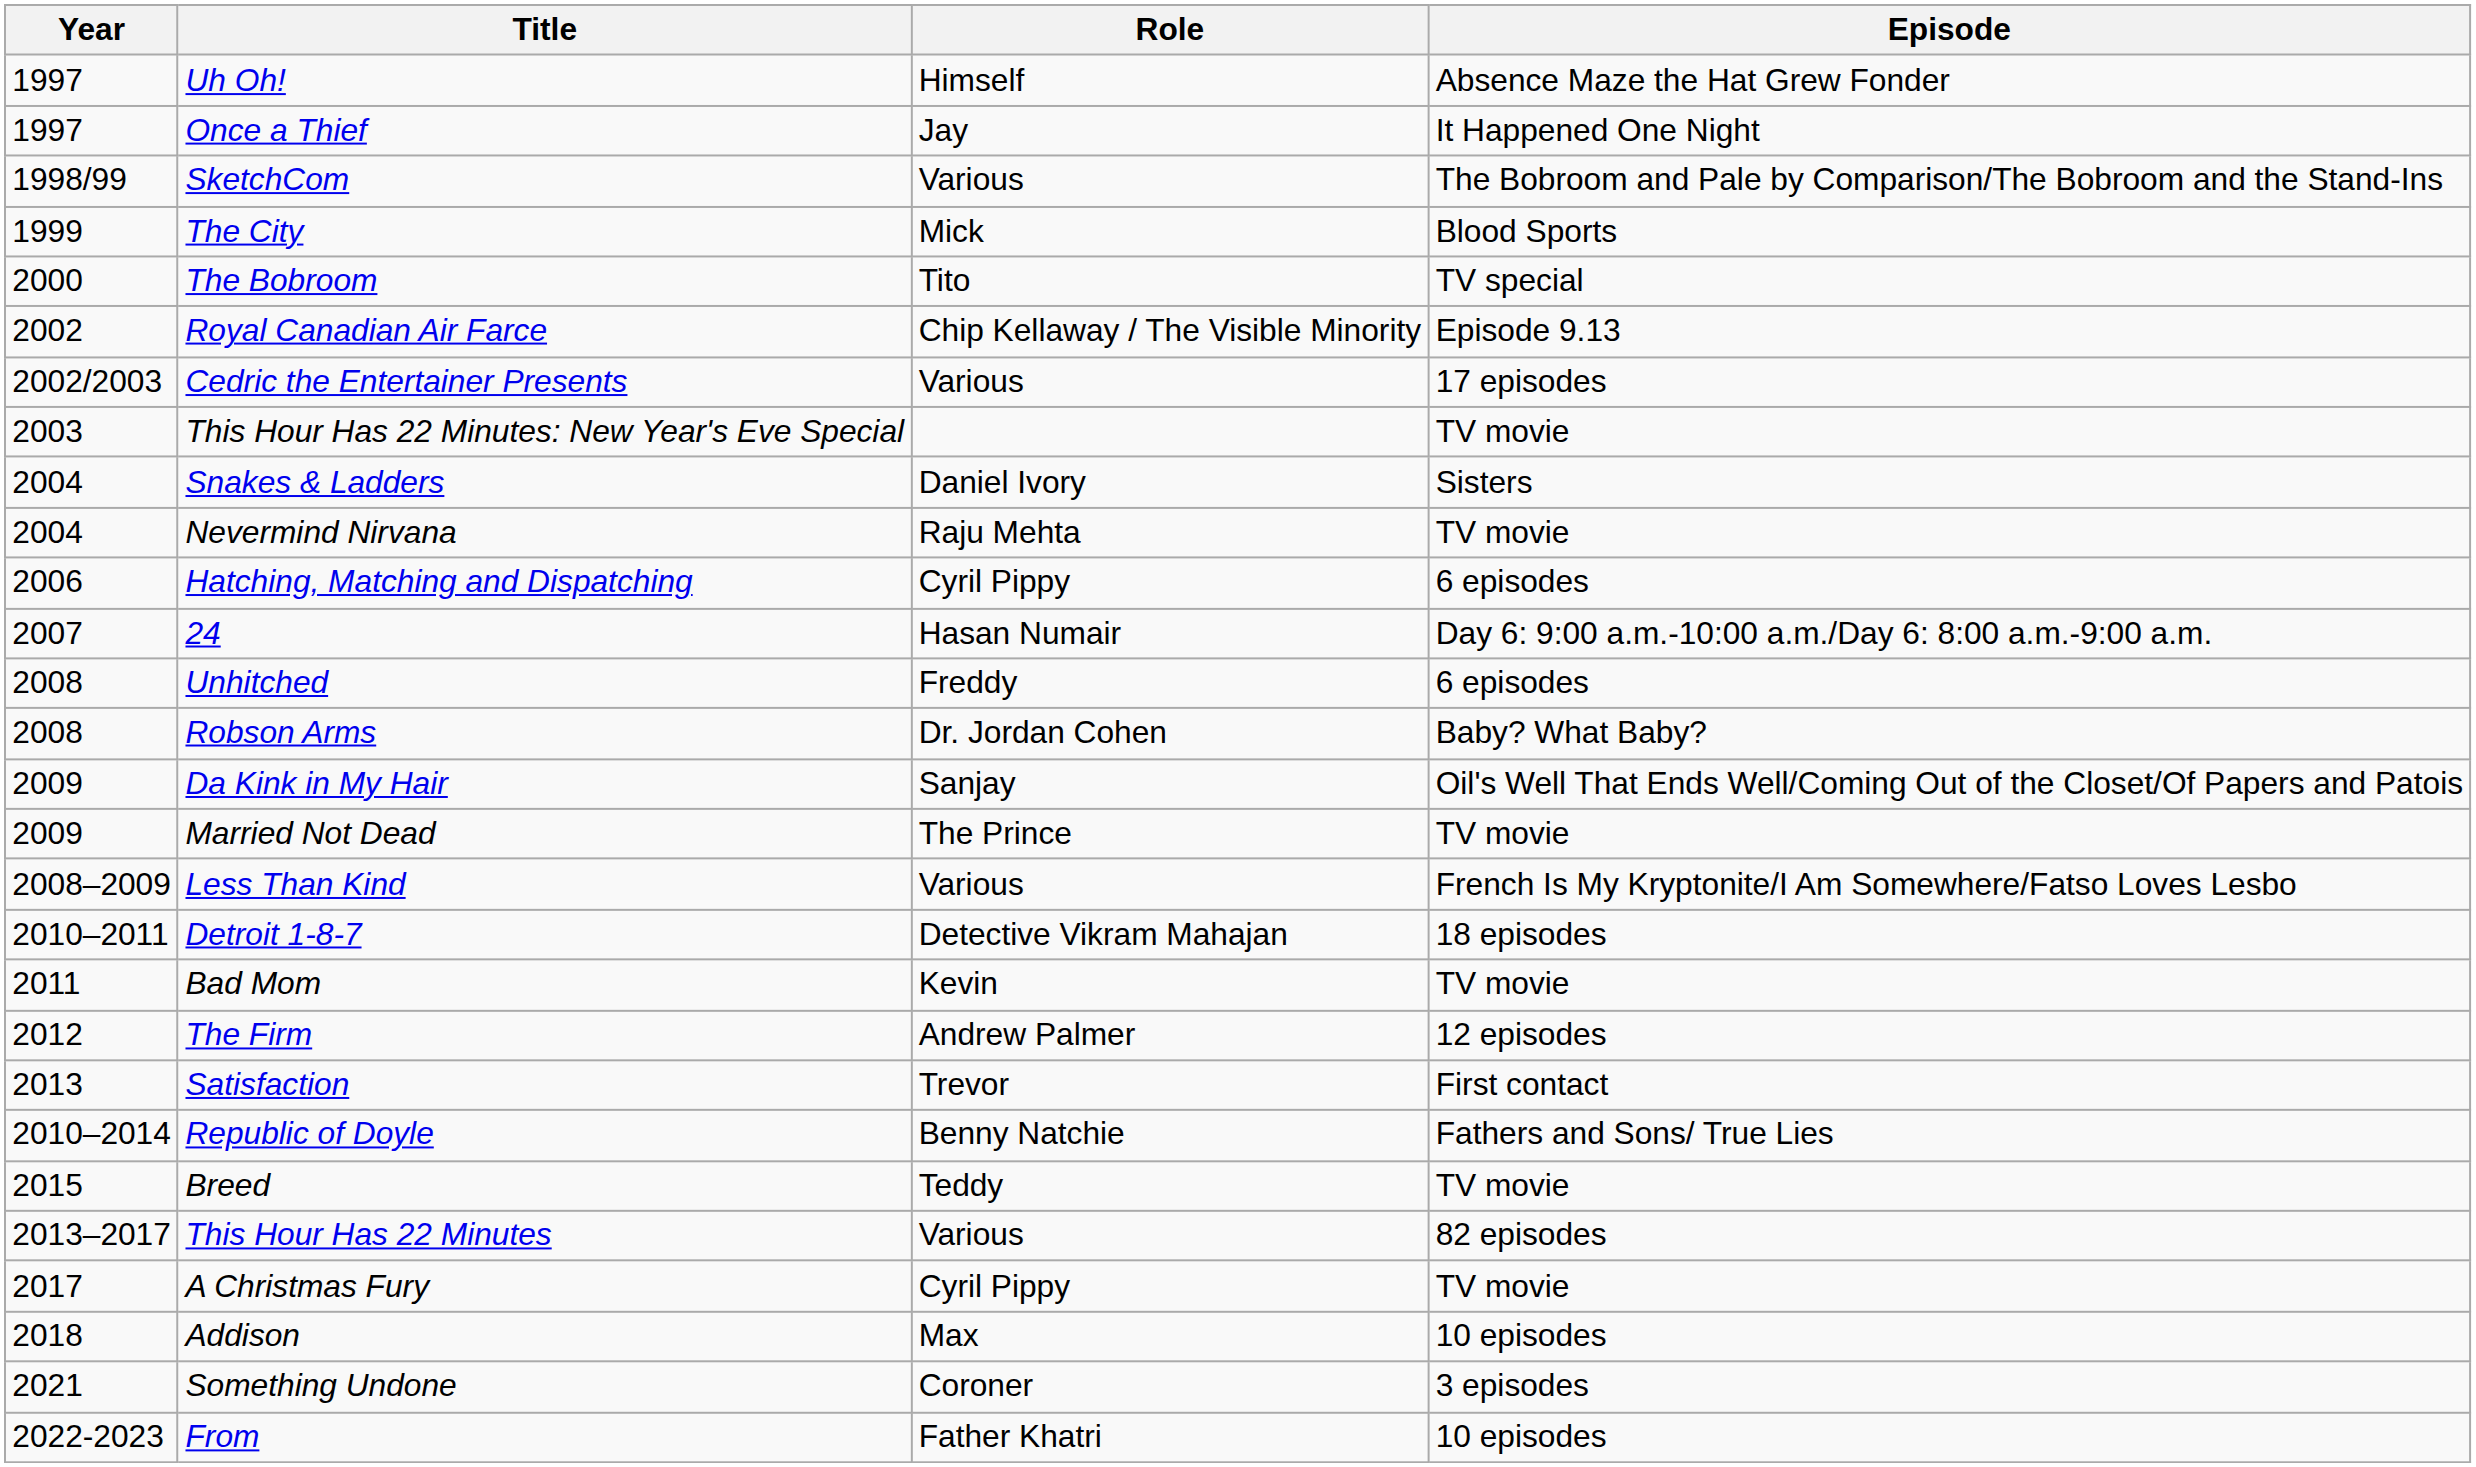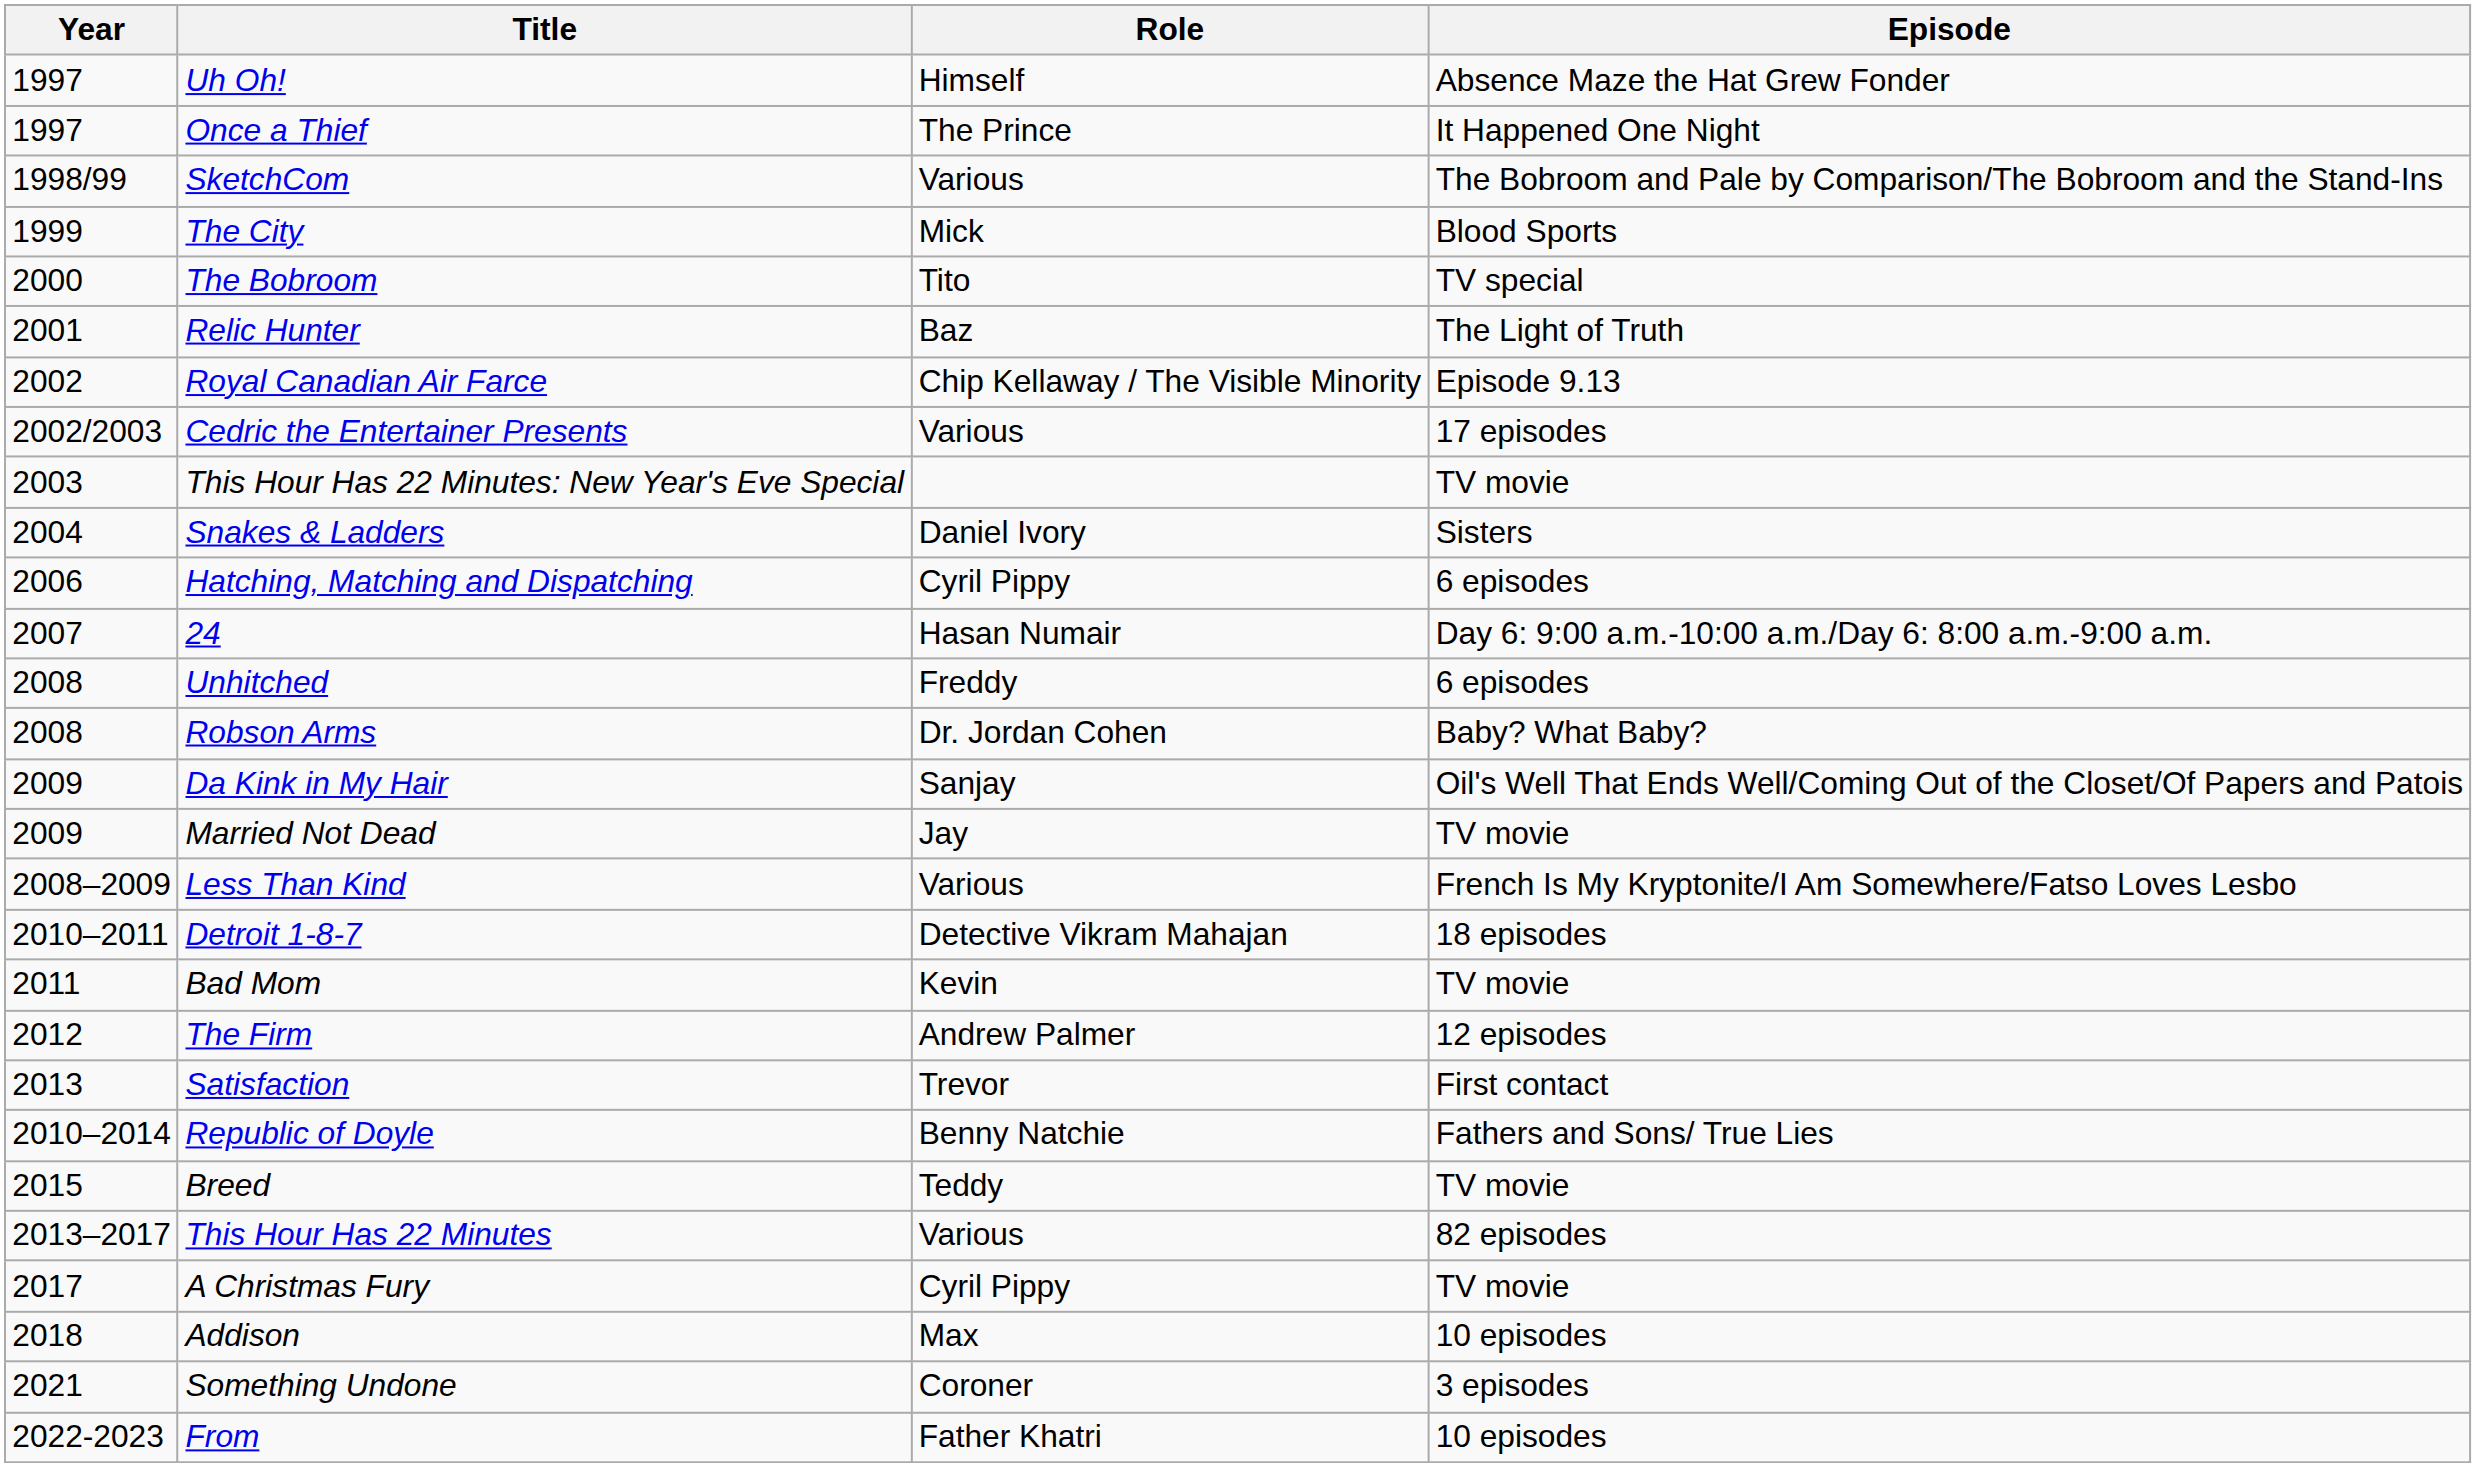(943, 130) Jay -> (995, 130) The Prince
+ row: (273, 331)
- row: (321, 532)
(995, 833) The Prince -> (943, 833) Jay
